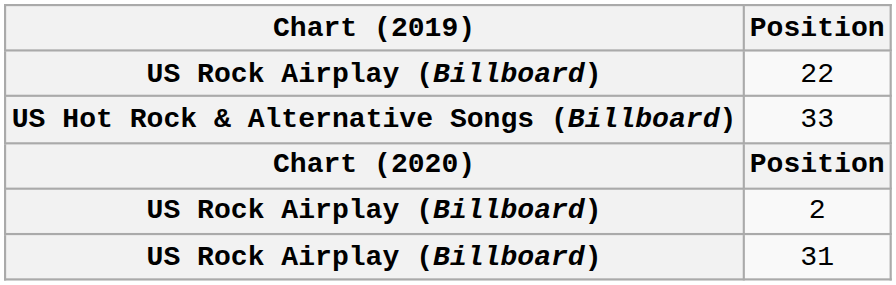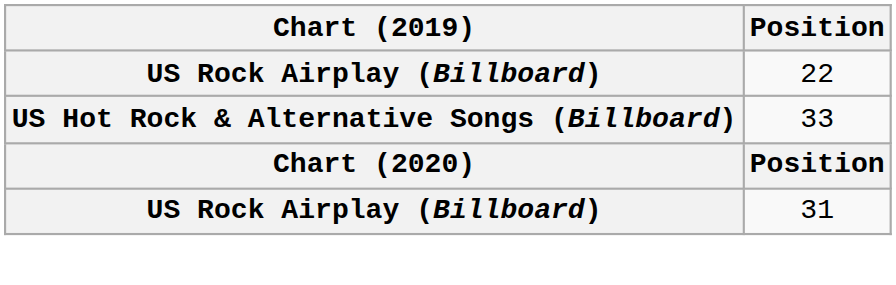- row: (817, 211)
